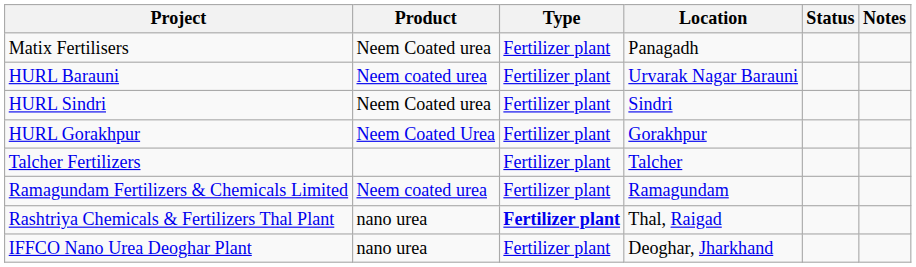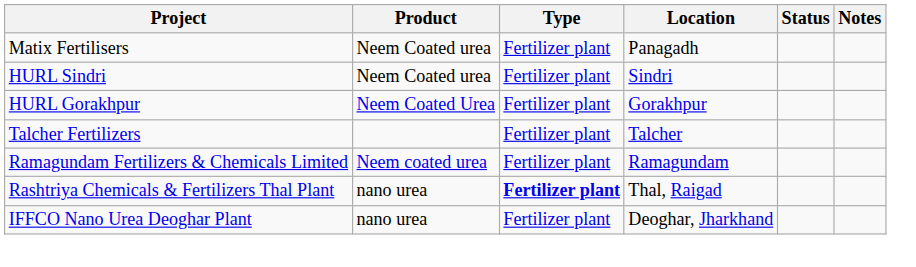- row: (64, 76)
